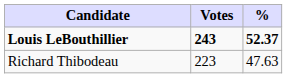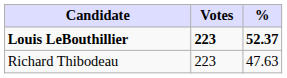(205, 38) 243 -> (205, 38) 223
